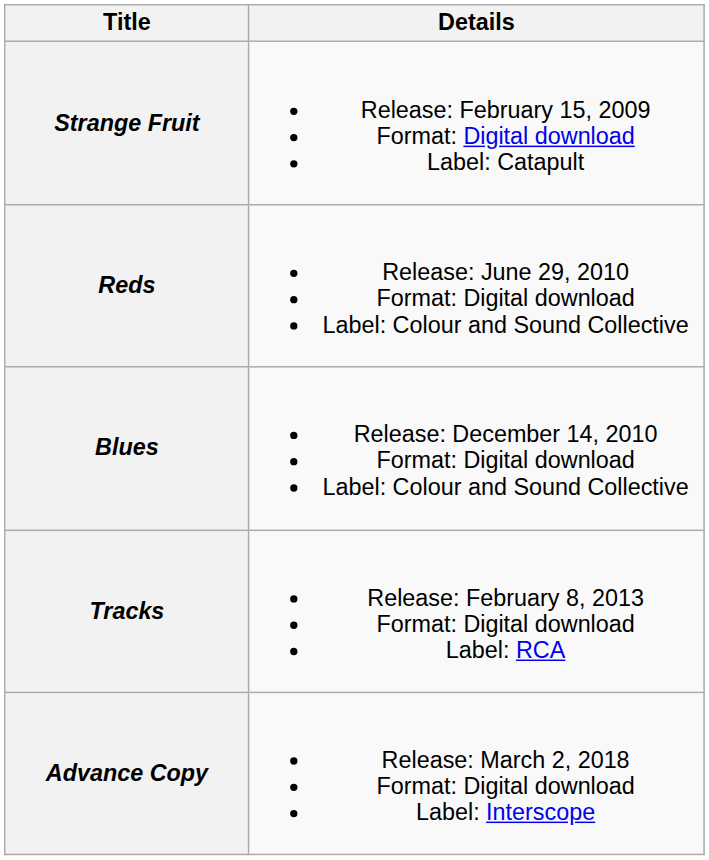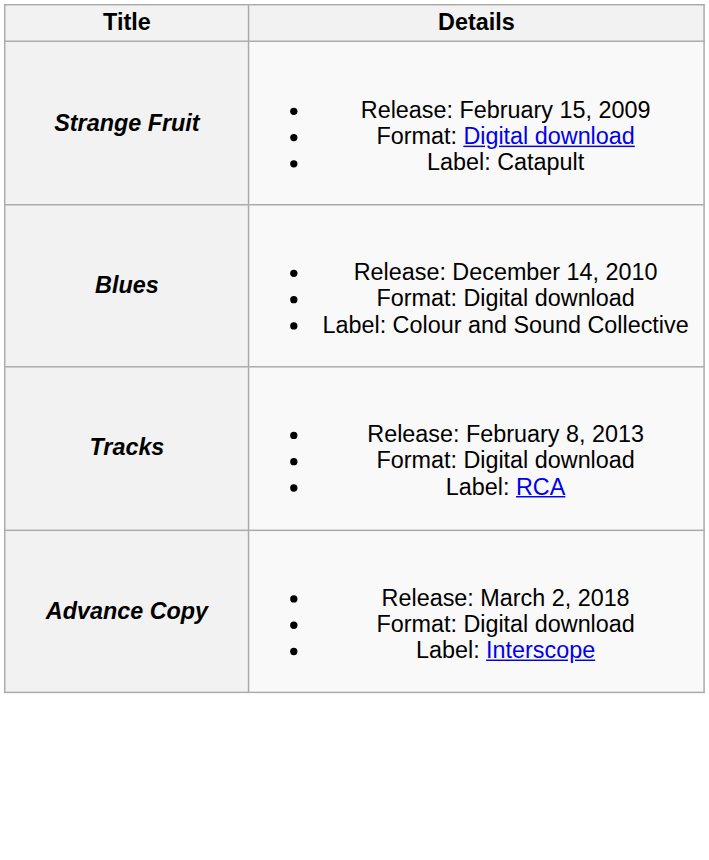- row: (127, 285)
